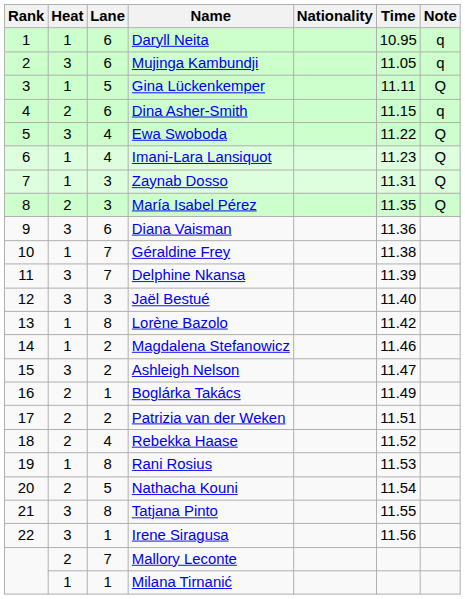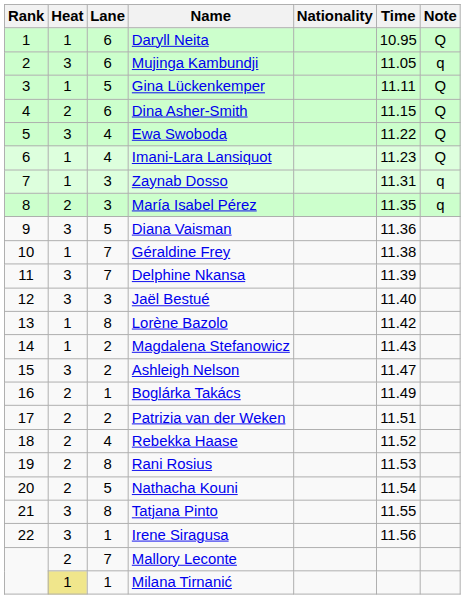(440, 39) q -> (440, 39) Q
(440, 110) q -> (440, 110) Q
(440, 181) Q -> (440, 181) q
(440, 205) Q -> (440, 205) q
(108, 228) 6 -> (108, 228) 5
(398, 346) 11.46 -> (398, 346) 11.43
(67, 464) 1 -> (67, 464) 2
(67, 582) no background -> (67, 582) khaki background
